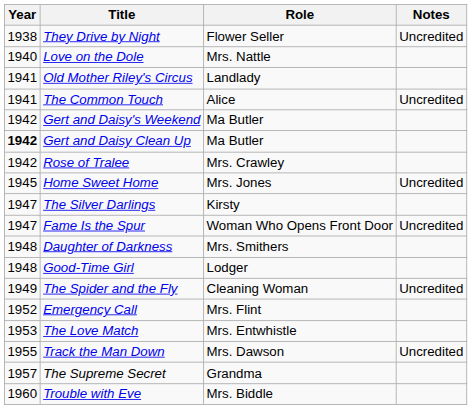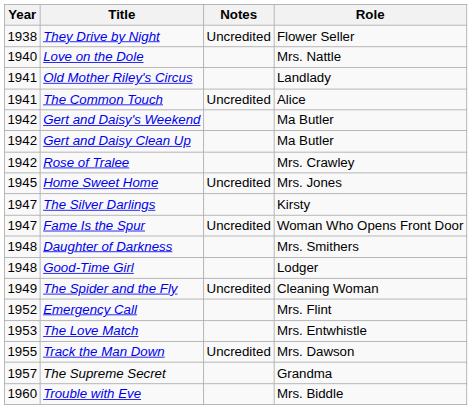columns swapped: (300, 15) <-> (431, 15)
(22, 141) bold -> (22, 141) normal
